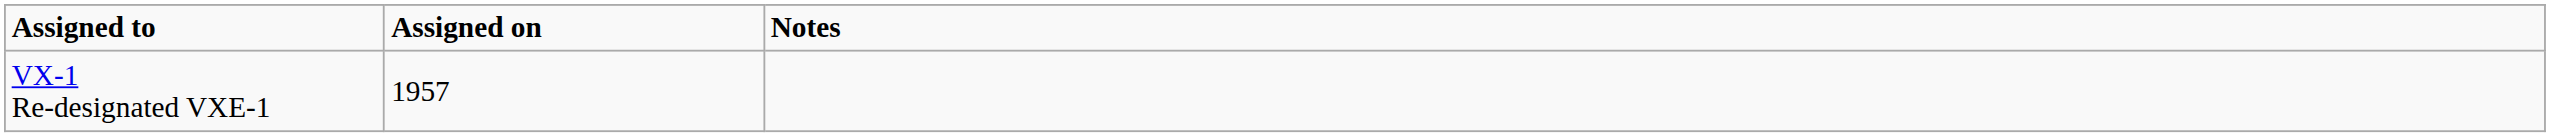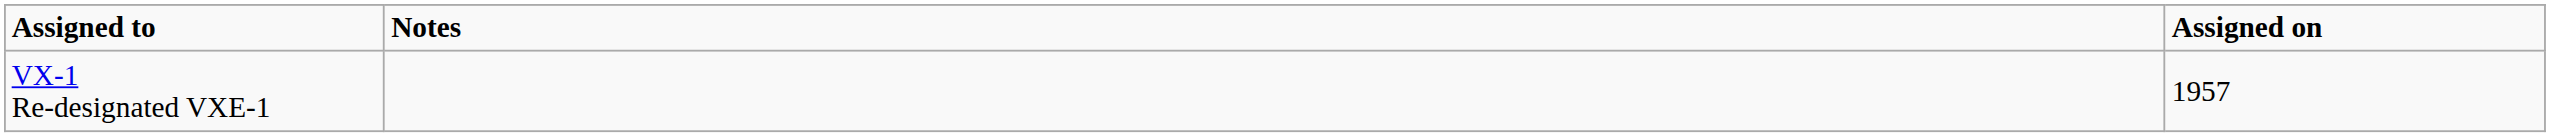columns swapped: (466, 27) <-> (806, 27)
